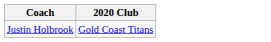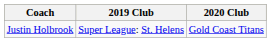+ column: (131, 12)
